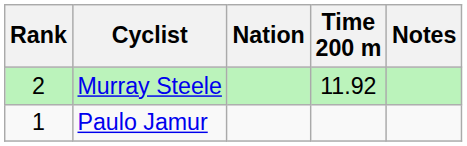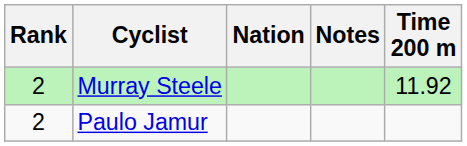columns swapped: (348, 35) <-> (424, 35)
(38, 122) 1 -> (38, 122) 2
